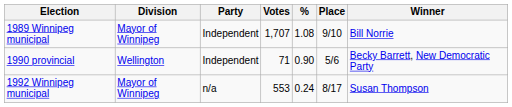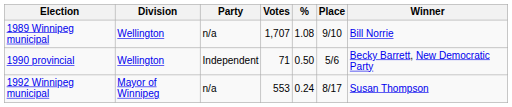(138, 34) Mayor of Winnipeg -> (141, 34) Wellington
(231, 34) Independent -> (210, 34) n/a
(304, 61) 0.90 -> (304, 61) 0.50
